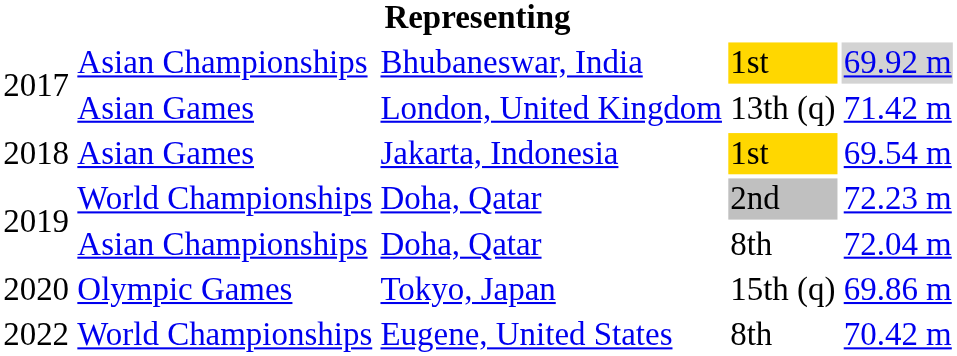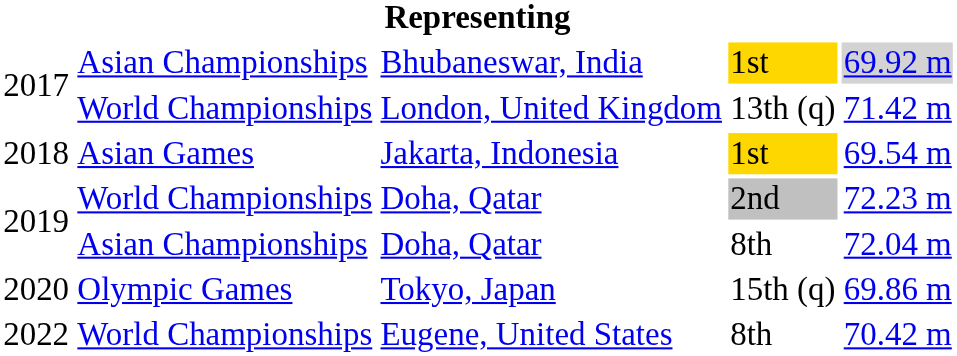(166, 107) Asian Games -> (225, 107) World Championships
